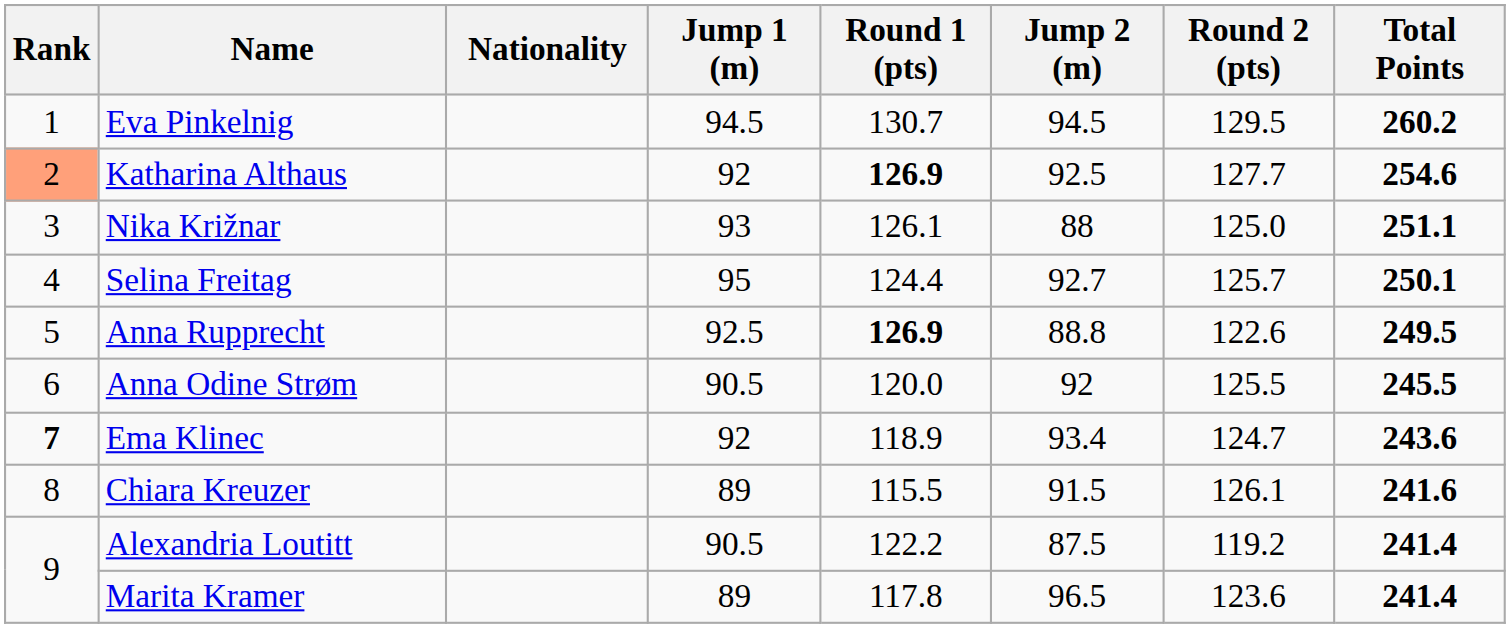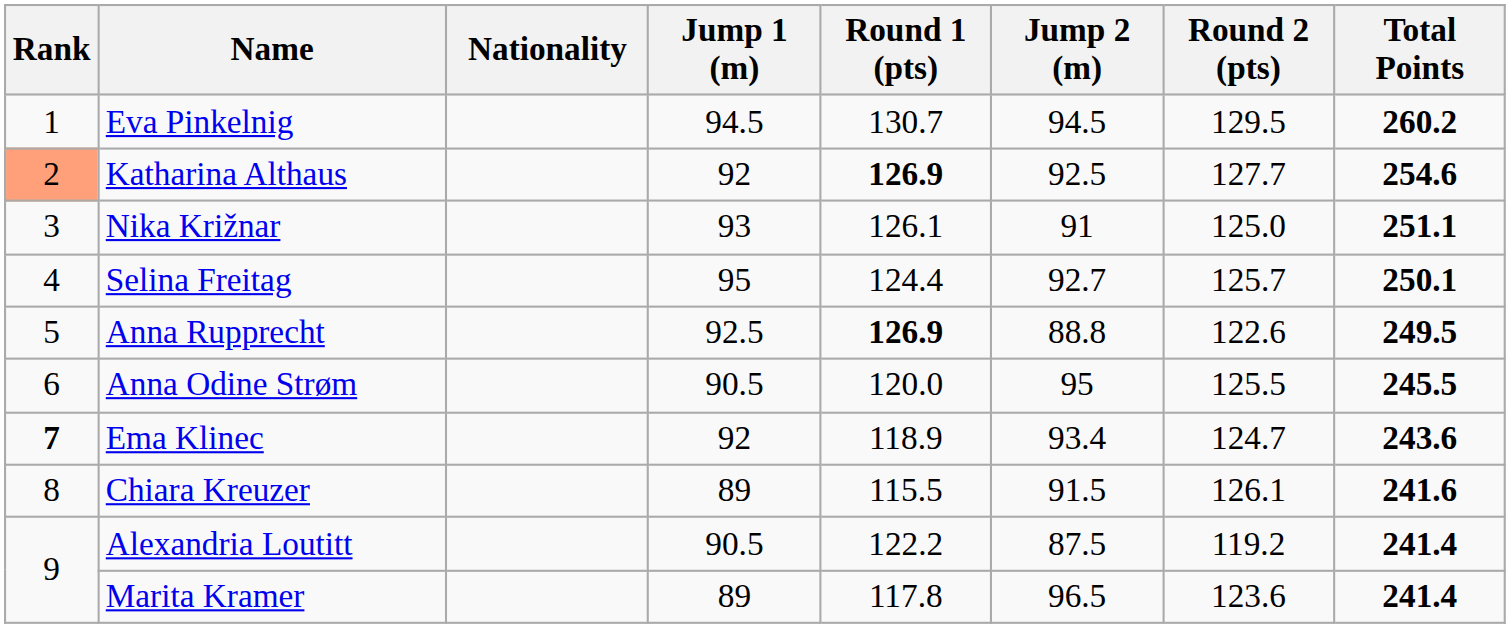(1077, 226) 88 -> (1077, 226) 91
(1077, 385) 92 -> (1077, 385) 95
